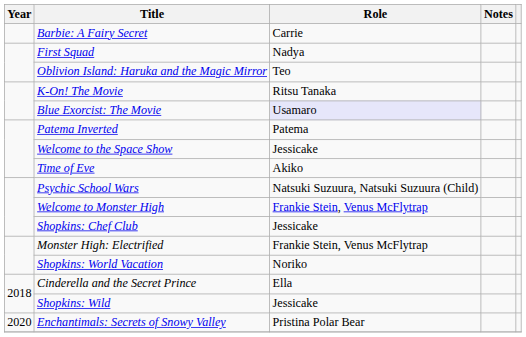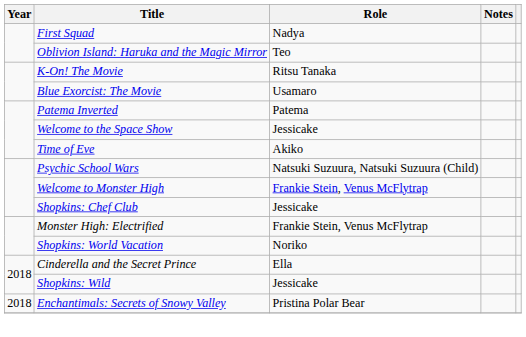- row: (92, 33)
(295, 110) lavender background -> (295, 91) no background
(19, 322) 2020 -> (19, 303) 2018
